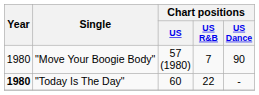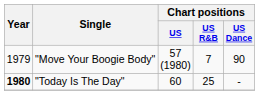(19, 59) 1980 -> (19, 59) 1979
(208, 82) 22 -> (208, 82) 25
